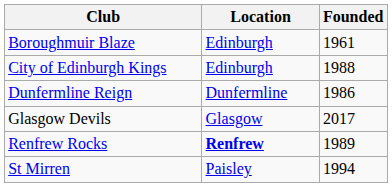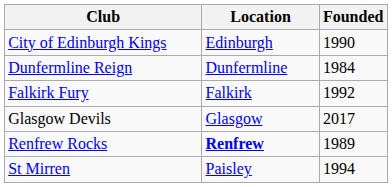- row: (72, 42)
(339, 67) 1988 -> (339, 42) 1990
(339, 93) 1986 -> (339, 67) 1984
+ row: (48, 93)
